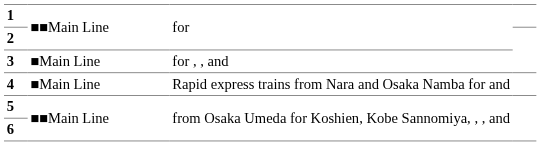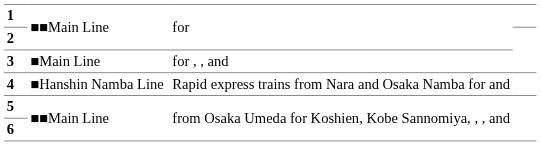(65, 84) ■Main Line -> (97, 84) ■Hanshin Namba Line
